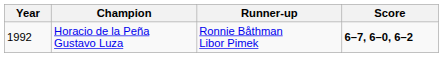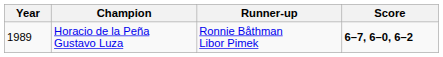(19, 37) 1992 -> (19, 37) 1989
